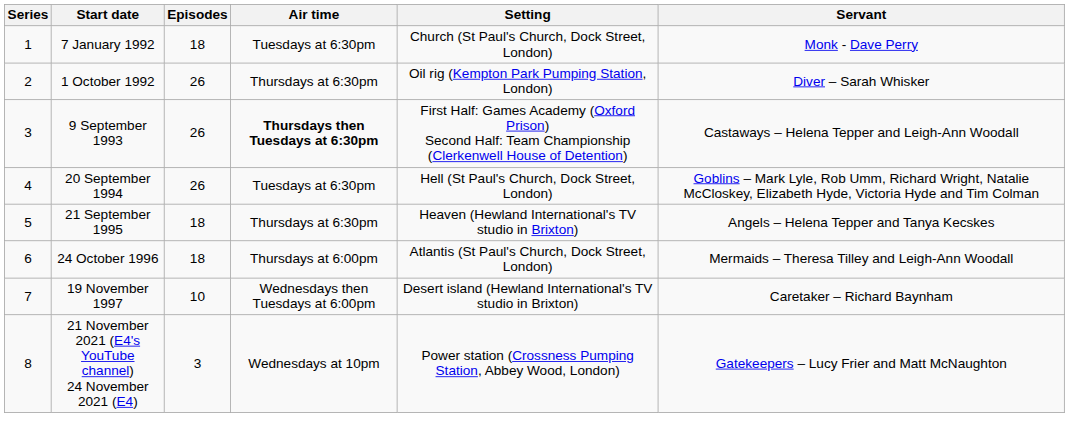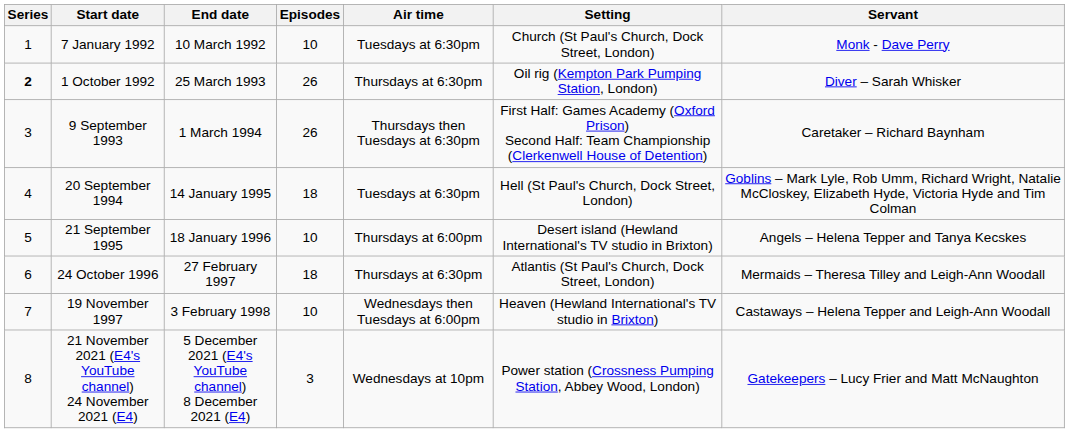+ column: (220, 15)
(197, 44) 18 -> (310, 44) 10
(28, 81) normal -> (28, 81) bold
(314, 133) bold -> (418, 133) normal
(861, 133) Castaways – Helena Tepper and Leigh-Ann Woodall -> (893, 133) Caretaker – Richard Baynham
(197, 185) 26 -> (310, 193) 18
(197, 222) 18 -> (310, 237) 10
(314, 222) Thursdays at 6:30pm -> (418, 237) Thursdays at 6:00pm
(528, 222) Heaven (Hewland International's TV studio in Brixton) -> (608, 237) Desert island (Hewland International's TV studio in Brixton)
(314, 259) Thursdays at 6:00pm -> (418, 274) Thursdays at 6:30pm
(528, 296) Desert island (Hewland International's TV studio in Brixton) -> (608, 311) Heaven (Hewland International's TV studio in Brixton)
(861, 296) Caretaker – Richard Baynham -> (893, 311) Castaways – Helena Tepper and Leigh-Ann Woodall
